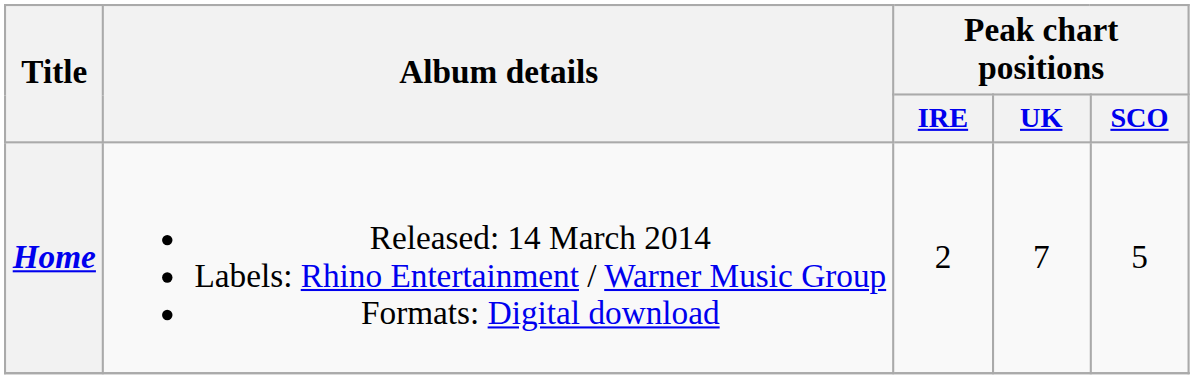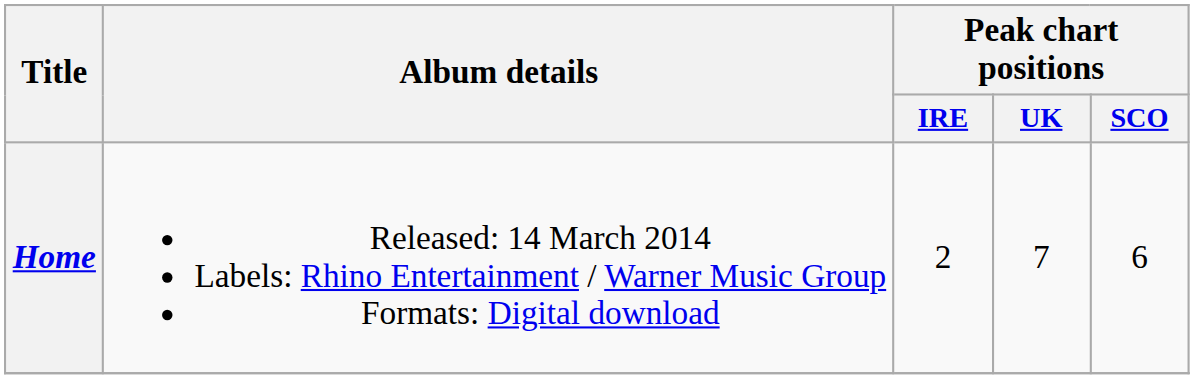(1139, 257) 5 -> (1139, 257) 6
